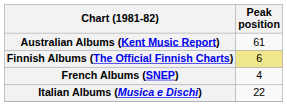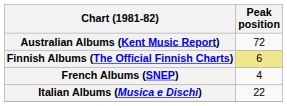(259, 42) 61 -> (259, 42) 72
